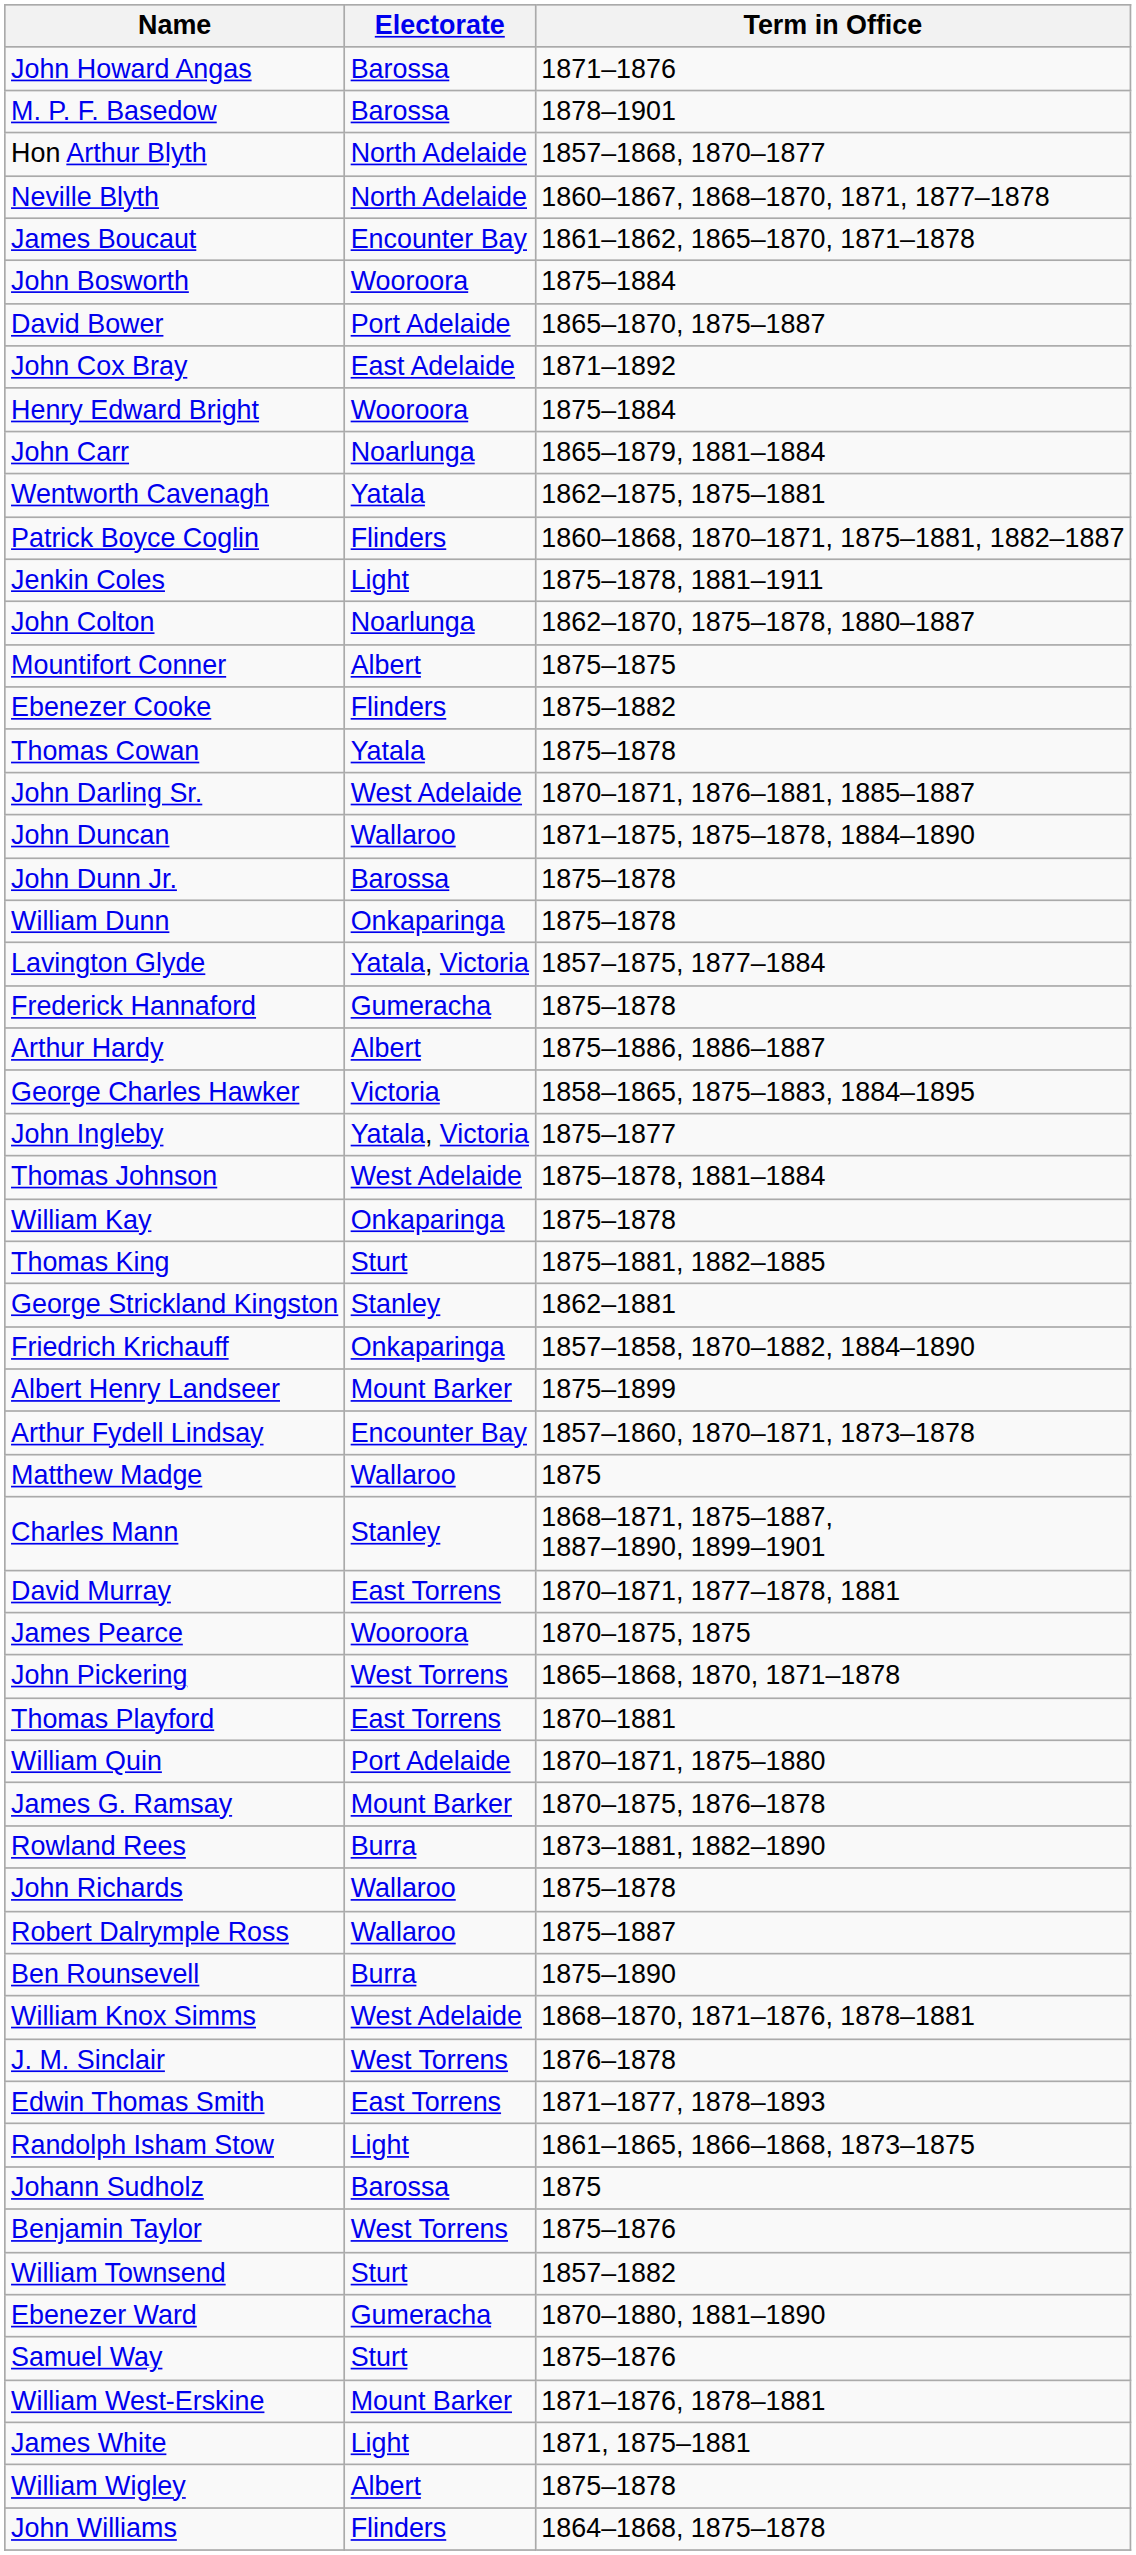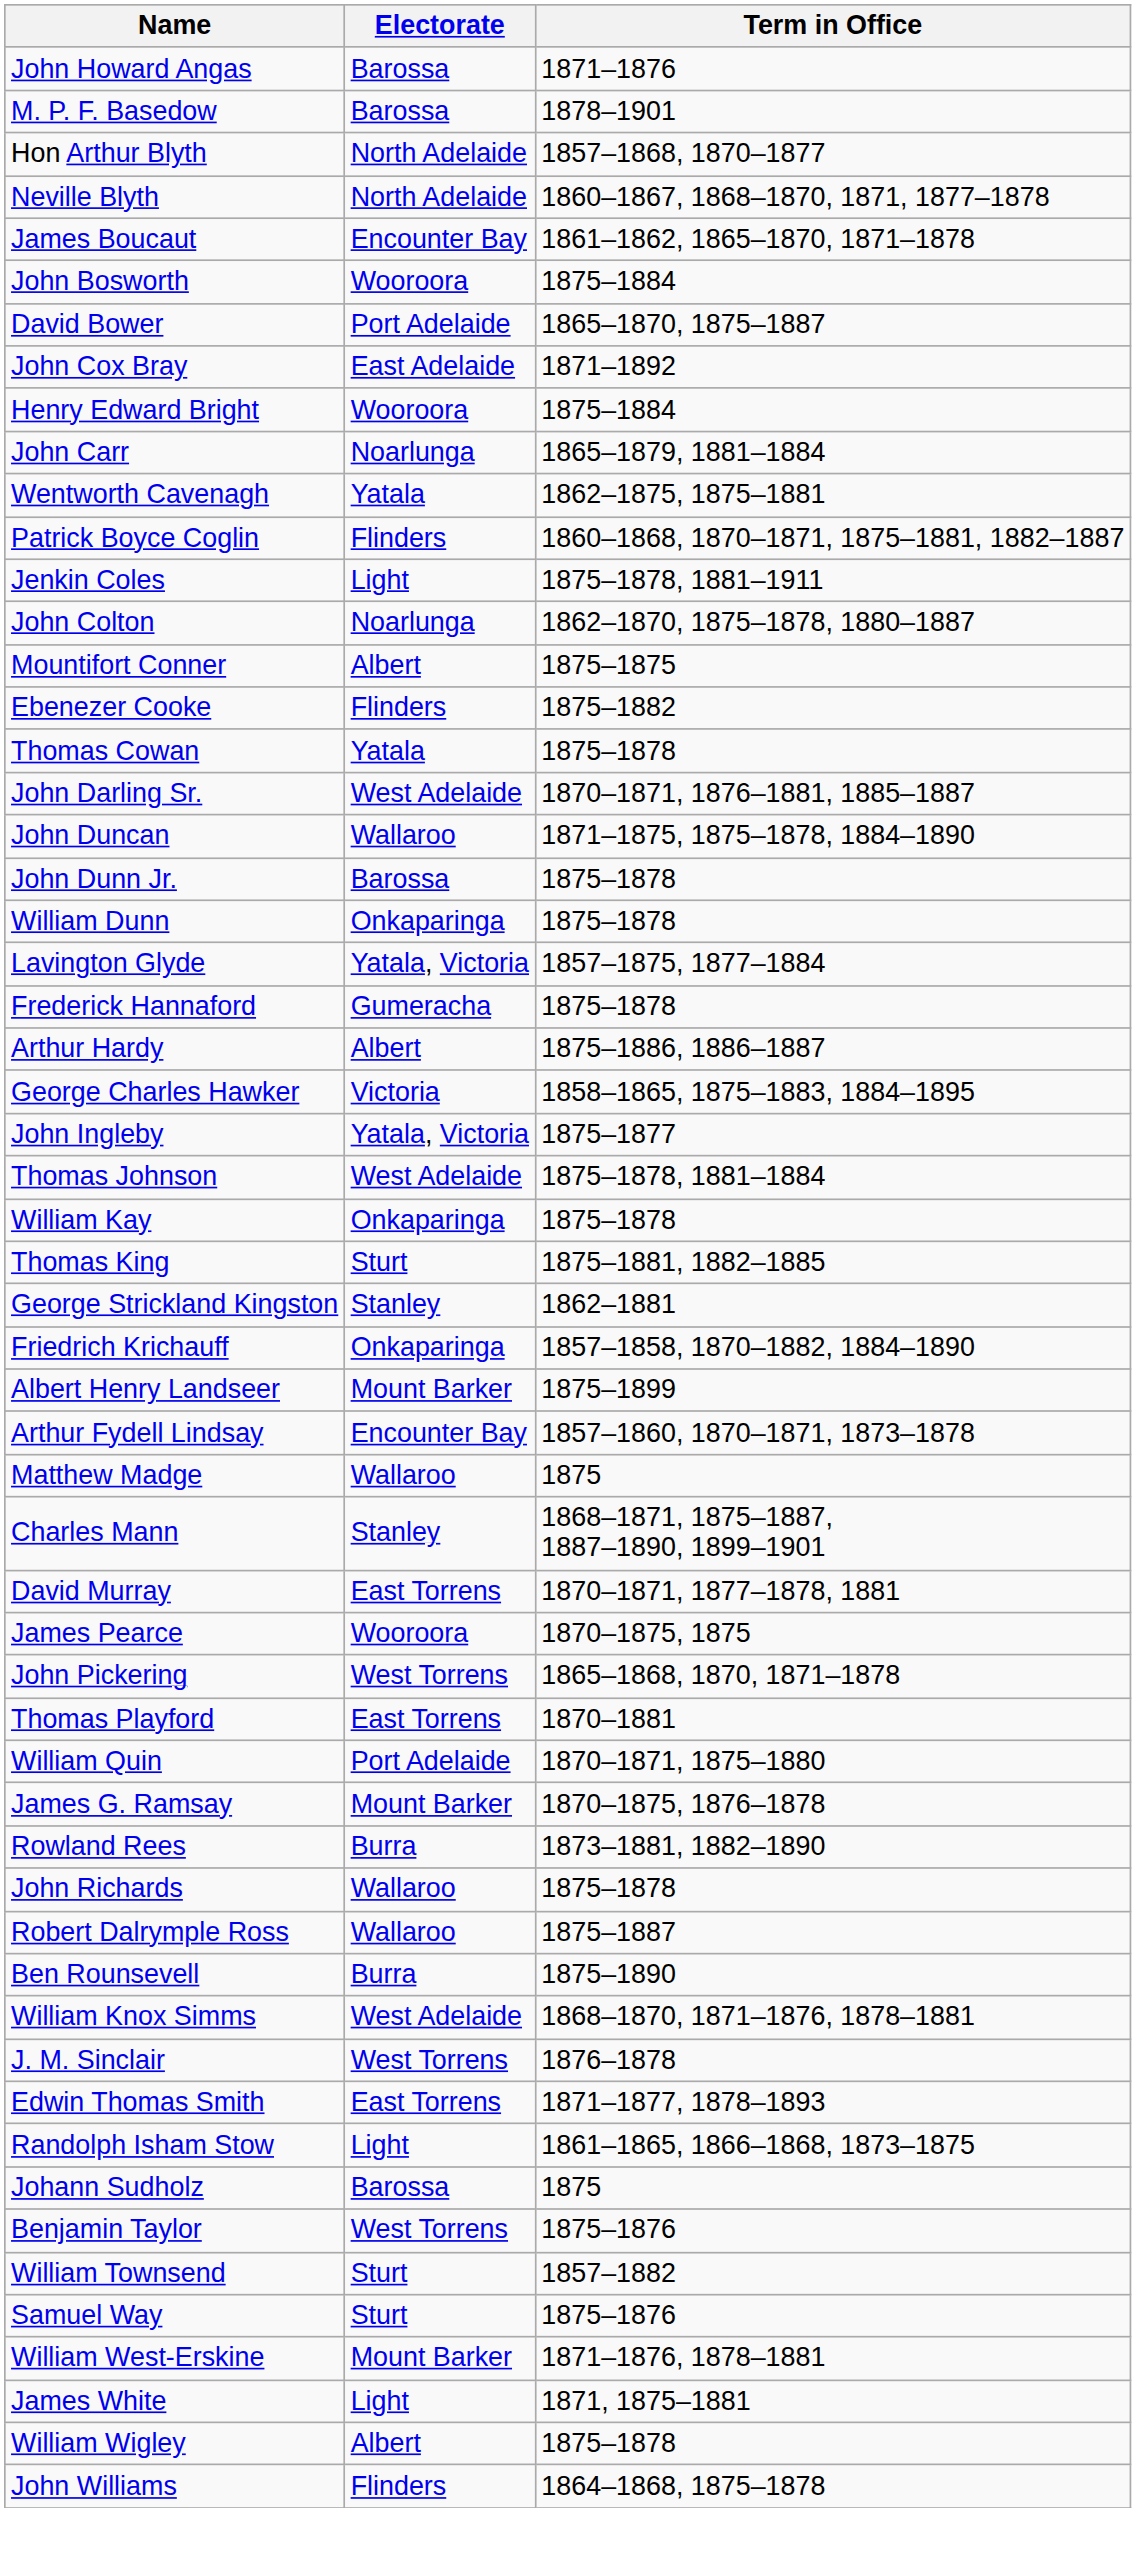- row: (104, 2315)
